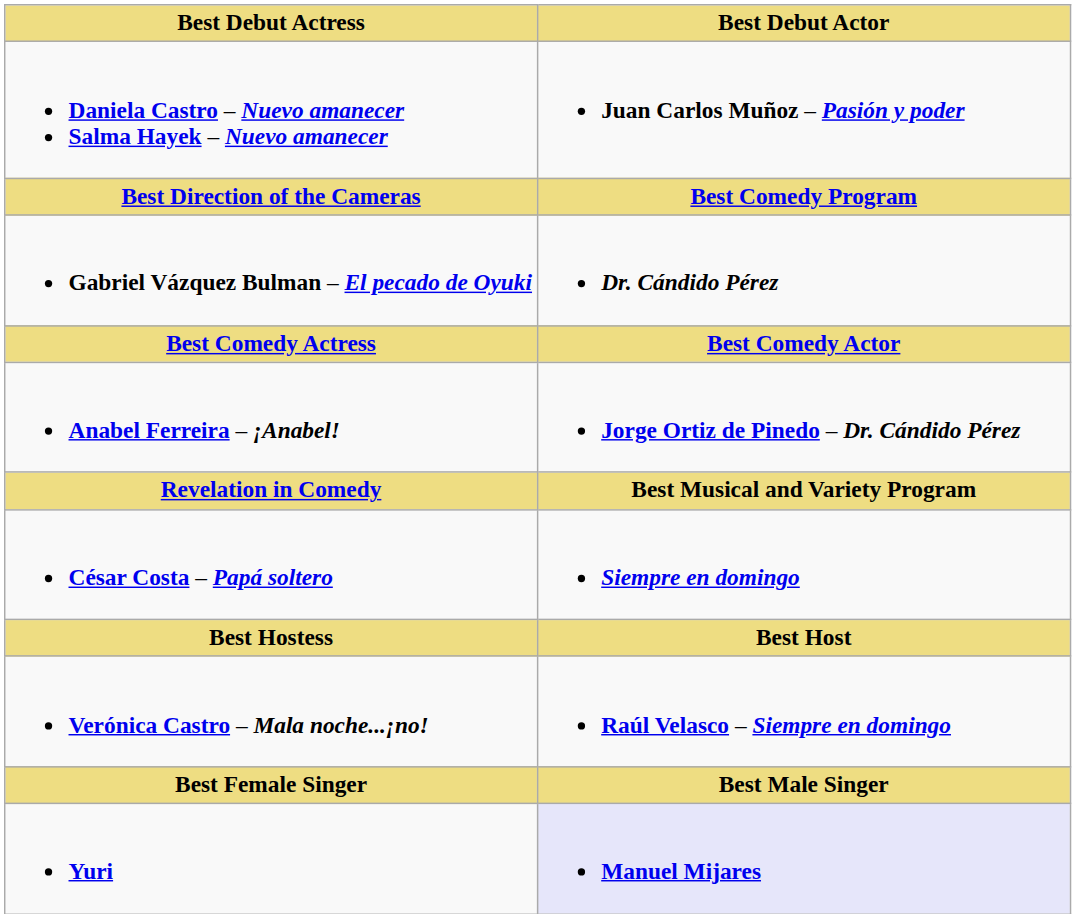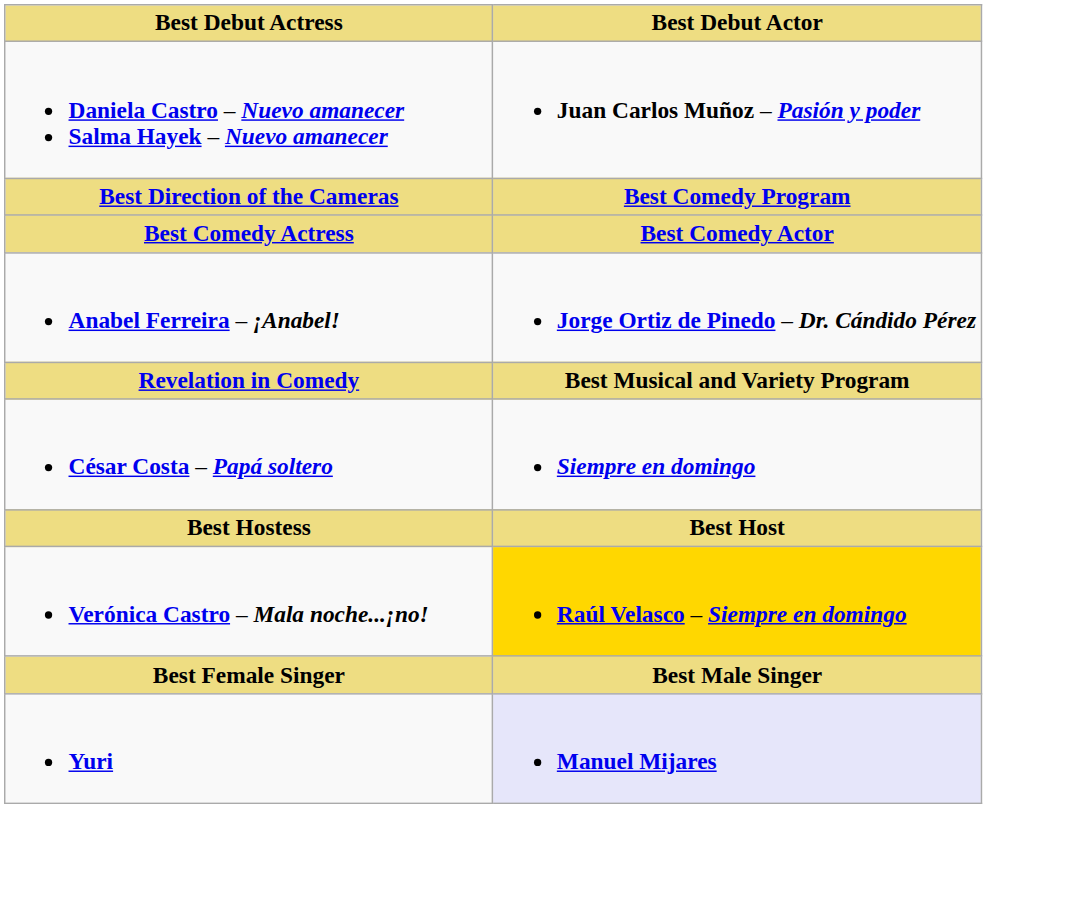- row: (271, 283)
(804, 725) no background -> (737, 615) gold background
